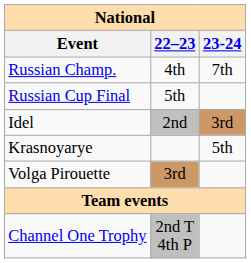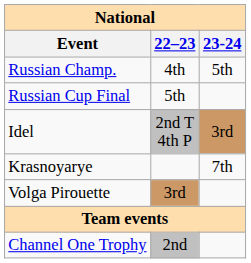(222, 69) 7th -> (222, 69) 5th
(175, 122) 2nd -> (175, 131) 2nd T 4th P
(222, 148) 5th -> (222, 166) 7th
(175, 235) 2nd T 4th P -> (175, 245) 2nd
